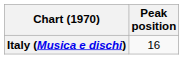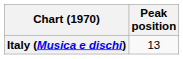(154, 44) 16 -> (154, 44) 13
